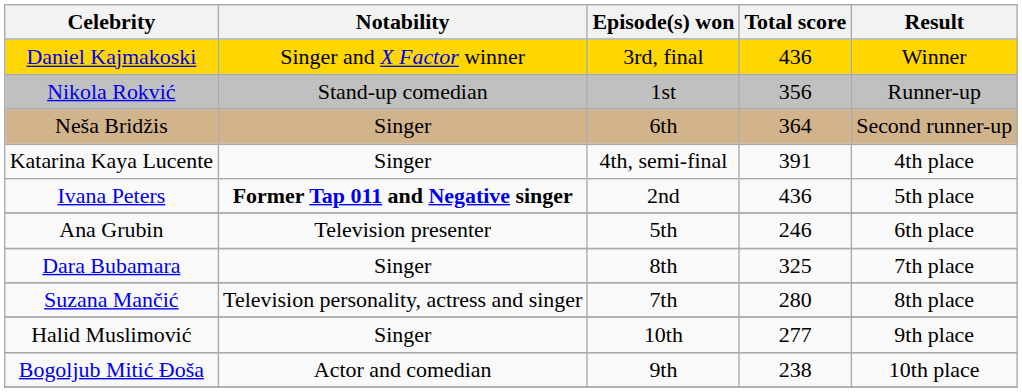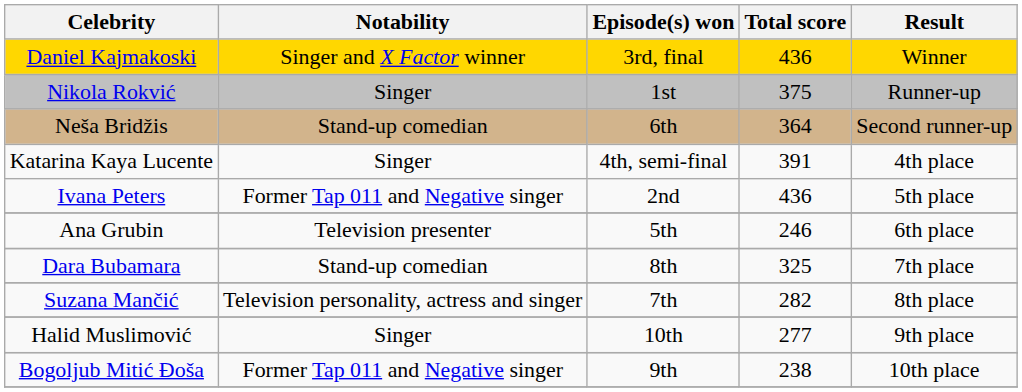(403, 91) Stand-up comedian -> (403, 91) Singer
(795, 91) 356 -> (795, 91) 375
(403, 126) Singer -> (403, 126) Stand-up comedian
(403, 195) bold -> (403, 195) normal
(403, 265) Singer -> (403, 265) Stand-up comedian
(795, 299) 280 -> (795, 299) 282
(403, 369) Actor and comedian -> (403, 369) Former Tap 011 and Negative singer
